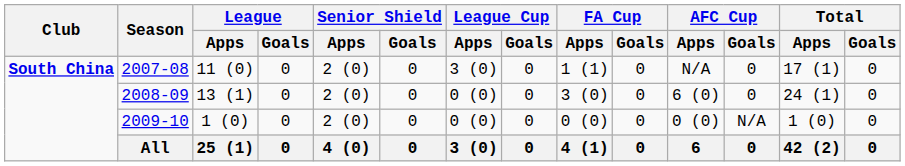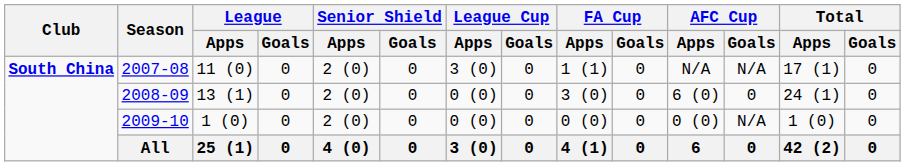(752, 70) 0 -> (752, 70) N/A
